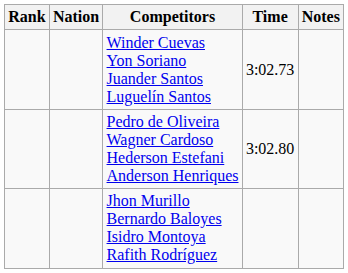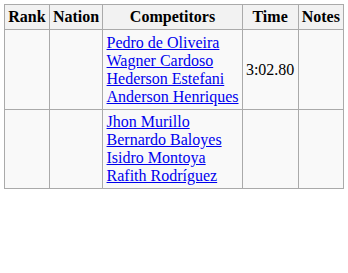- row: (159, 69)
